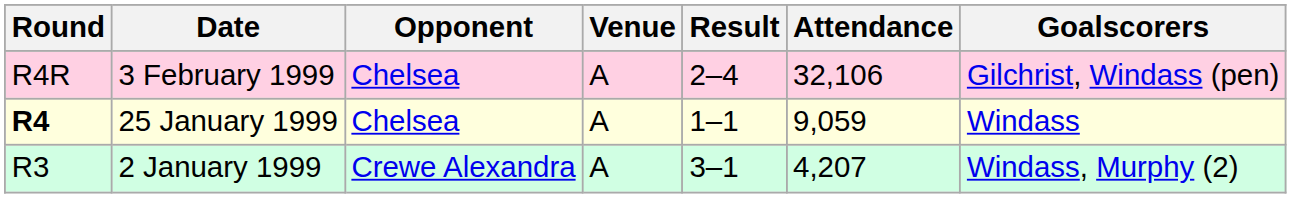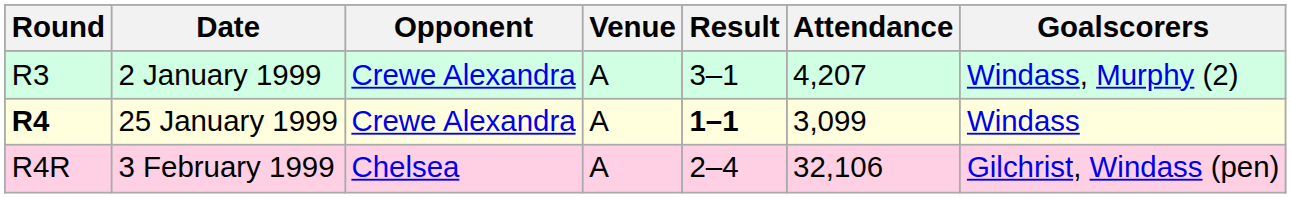rows swapped: (220, 167) <-> (226, 74)
(405, 121) Chelsea -> (463, 121) Crewe Alexandra
(714, 121) normal -> (714, 121) bold
(830, 121) 9,059 -> (830, 121) 3,099
